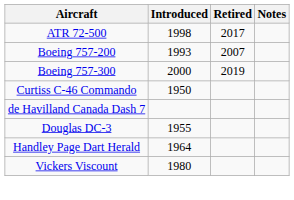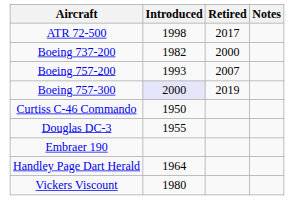+ row: (77, 52)
(179, 71) no background -> (174, 90) lavender background
- row: (77, 109)
+ row: (77, 147)
